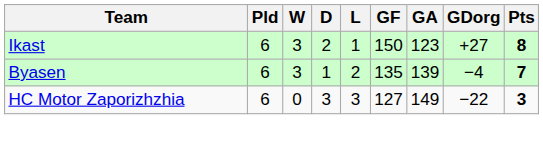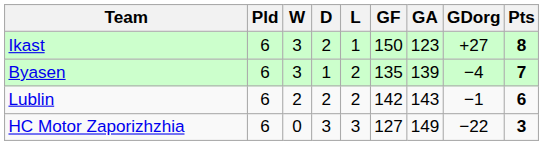+ row: (31, 99)
